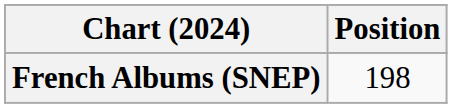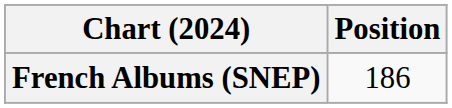(387, 77) 198 -> (387, 77) 186
